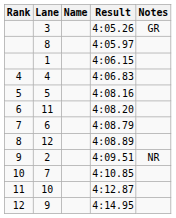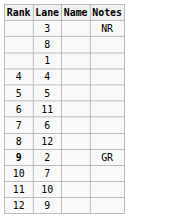- column: (113, 12)
(153, 29) GR -> (107, 29) NR
(19, 157) normal -> (19, 157) bold
(153, 157) NR -> (107, 157) GR
